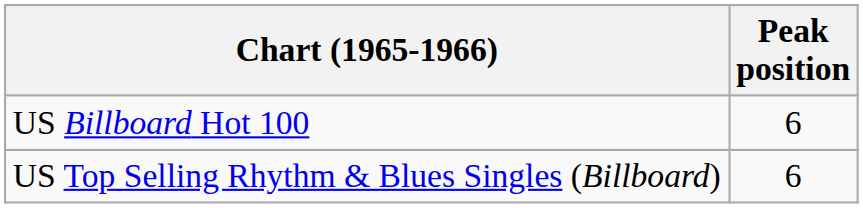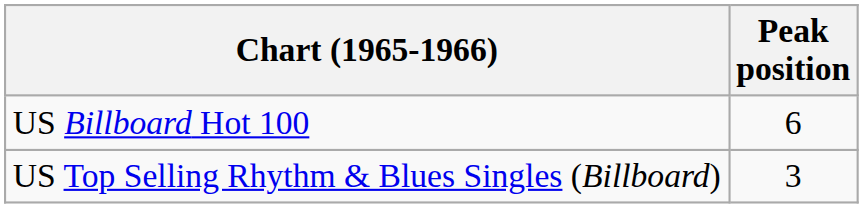(793, 175) 6 -> (793, 175) 3
